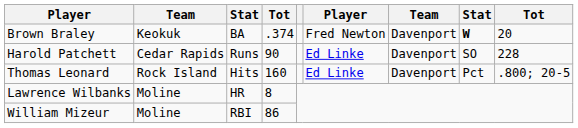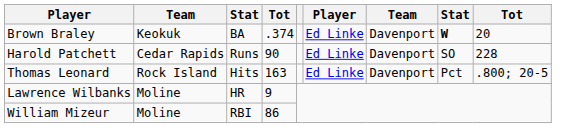(345, 34) Fred Newton -> (335, 34) Ed Linke
(276, 73) 160 -> (276, 73) 163
(268, 93) 8 -> (268, 93) 9
